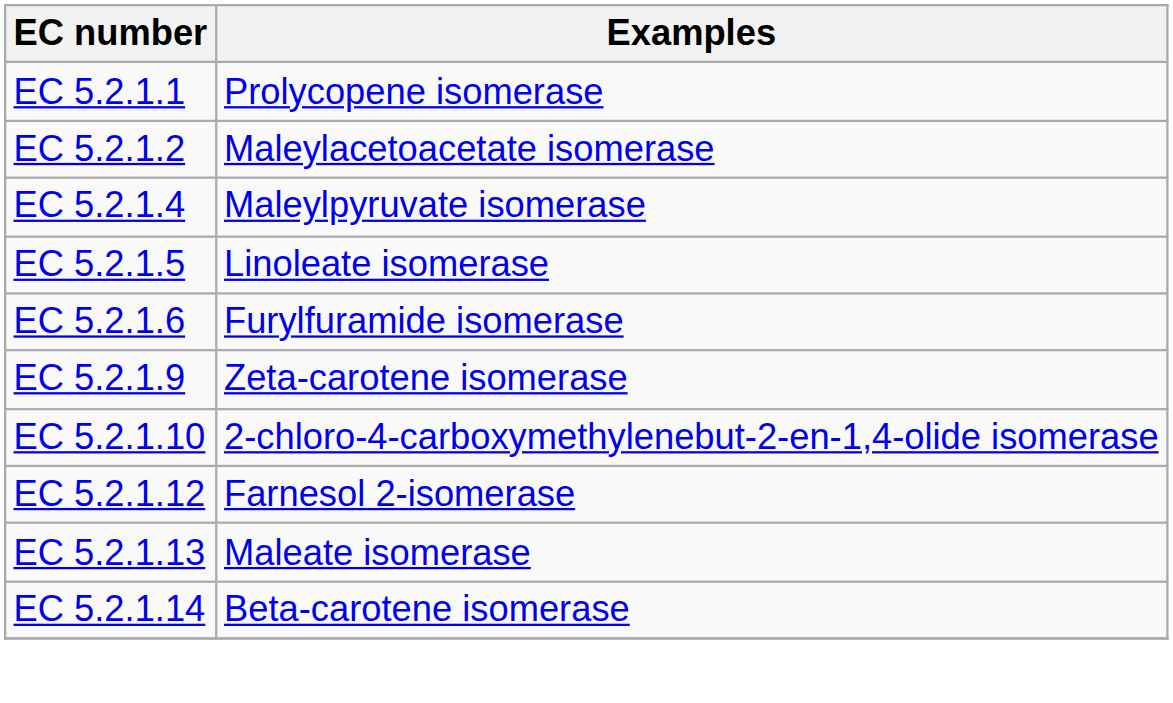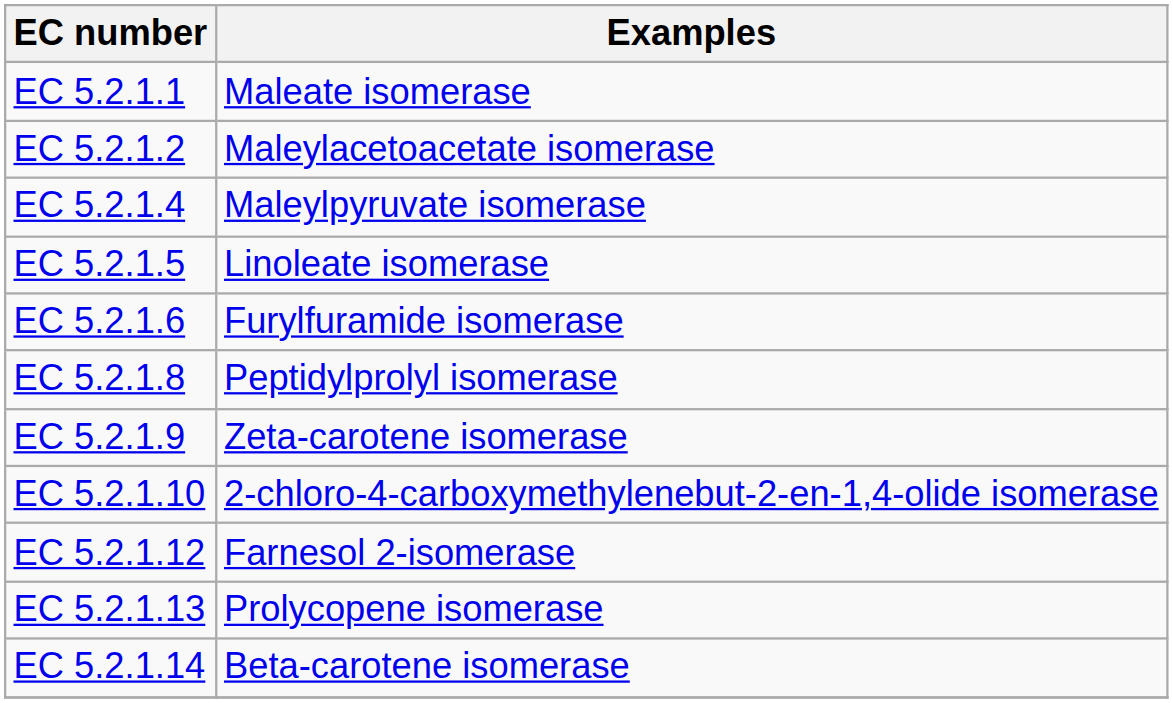(414, 90) Prolycopene isomerase -> (377, 90) Maleate isomerase
+ row: (99, 378)
(377, 551) Maleate isomerase -> (414, 609) Prolycopene isomerase
